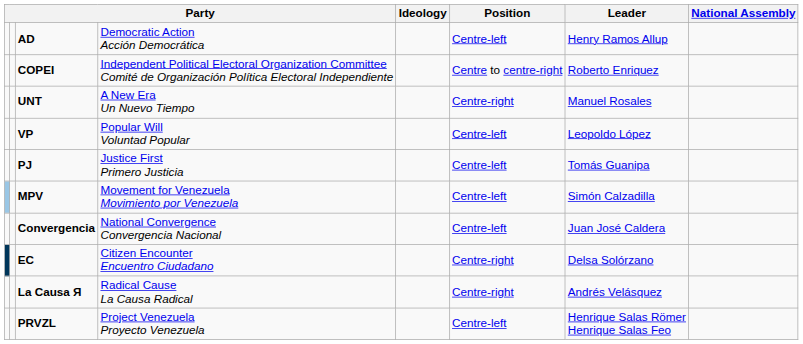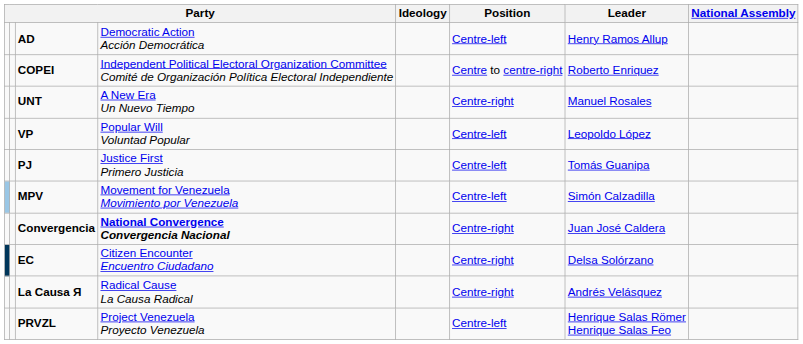(161, 228) normal -> (165, 228) bold
(479, 228) Centre-left -> (483, 228) Centre-right
